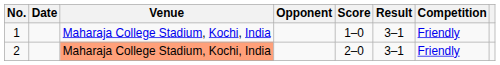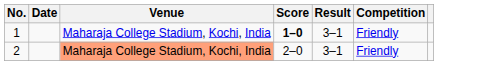- column: (304, 13)
(354, 32) normal -> (293, 32) bold
